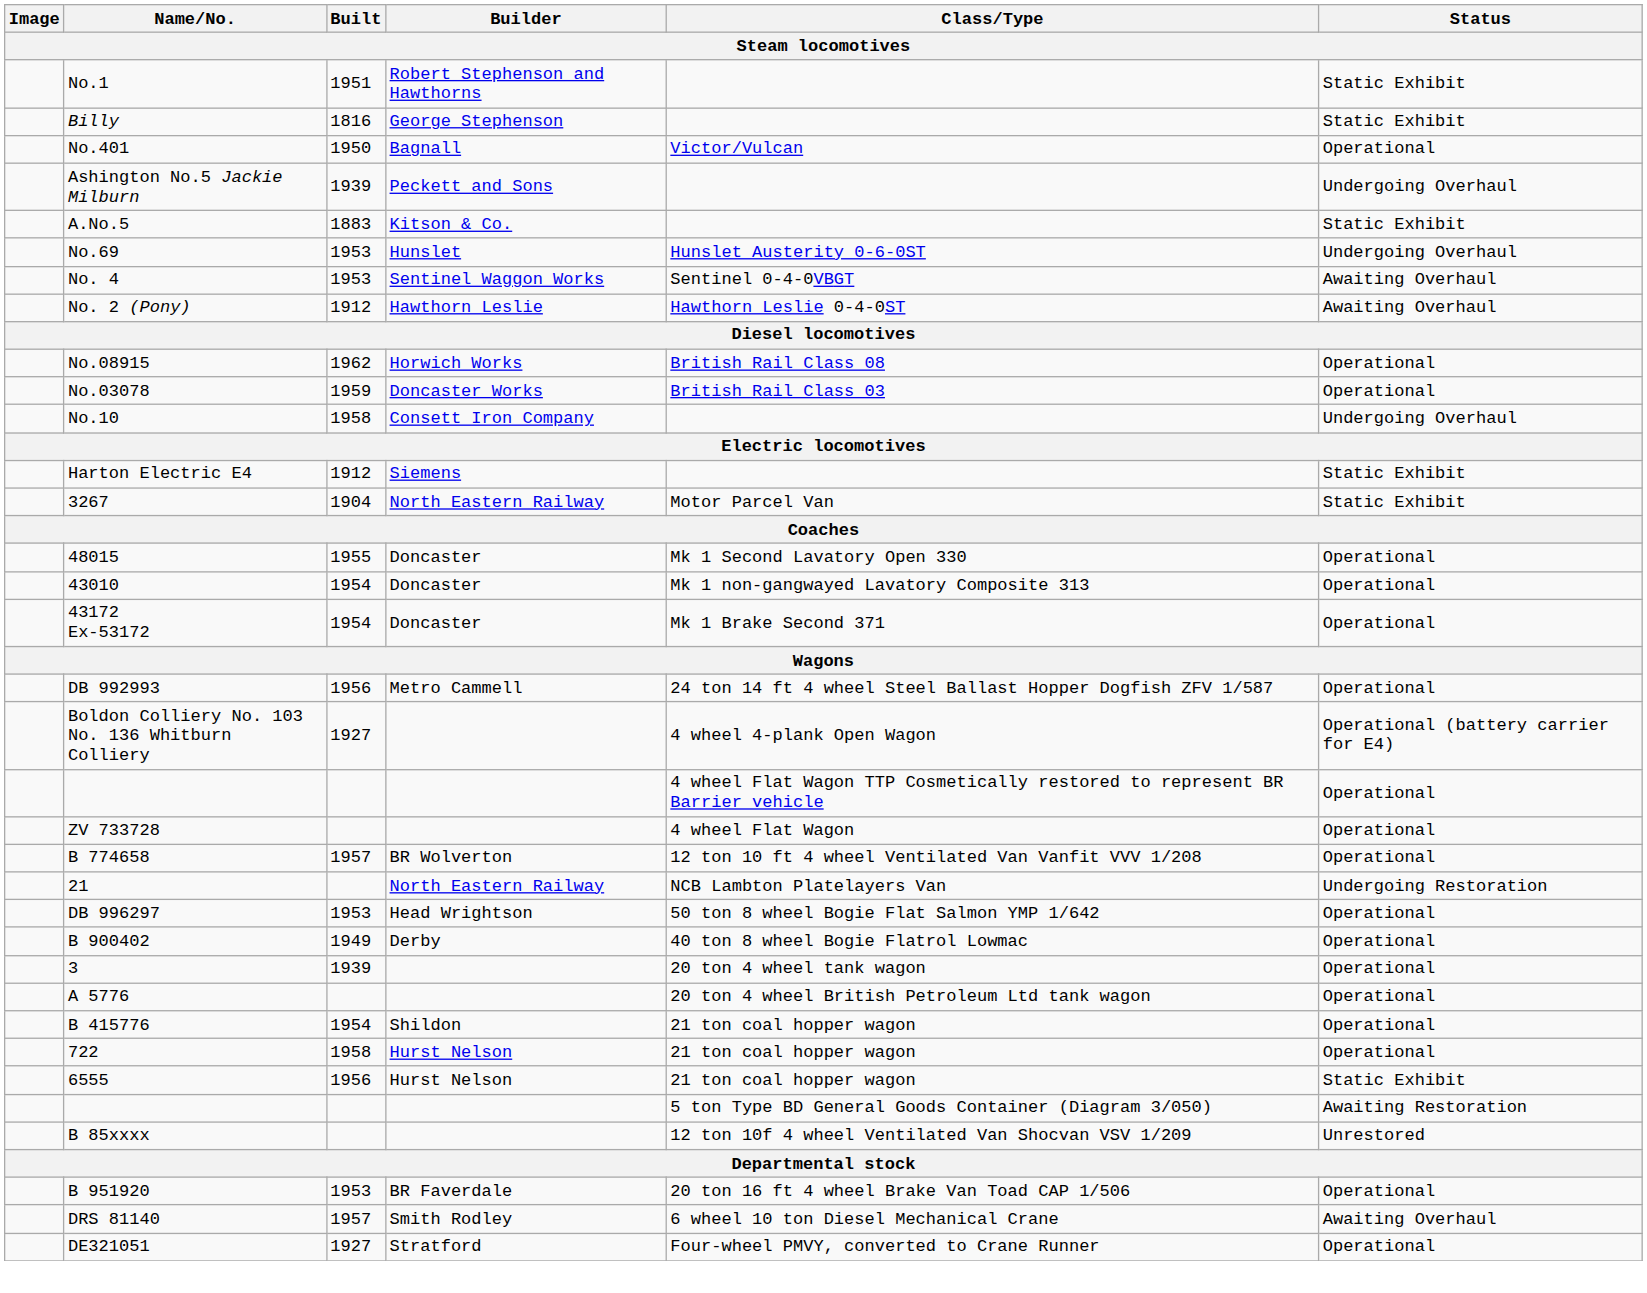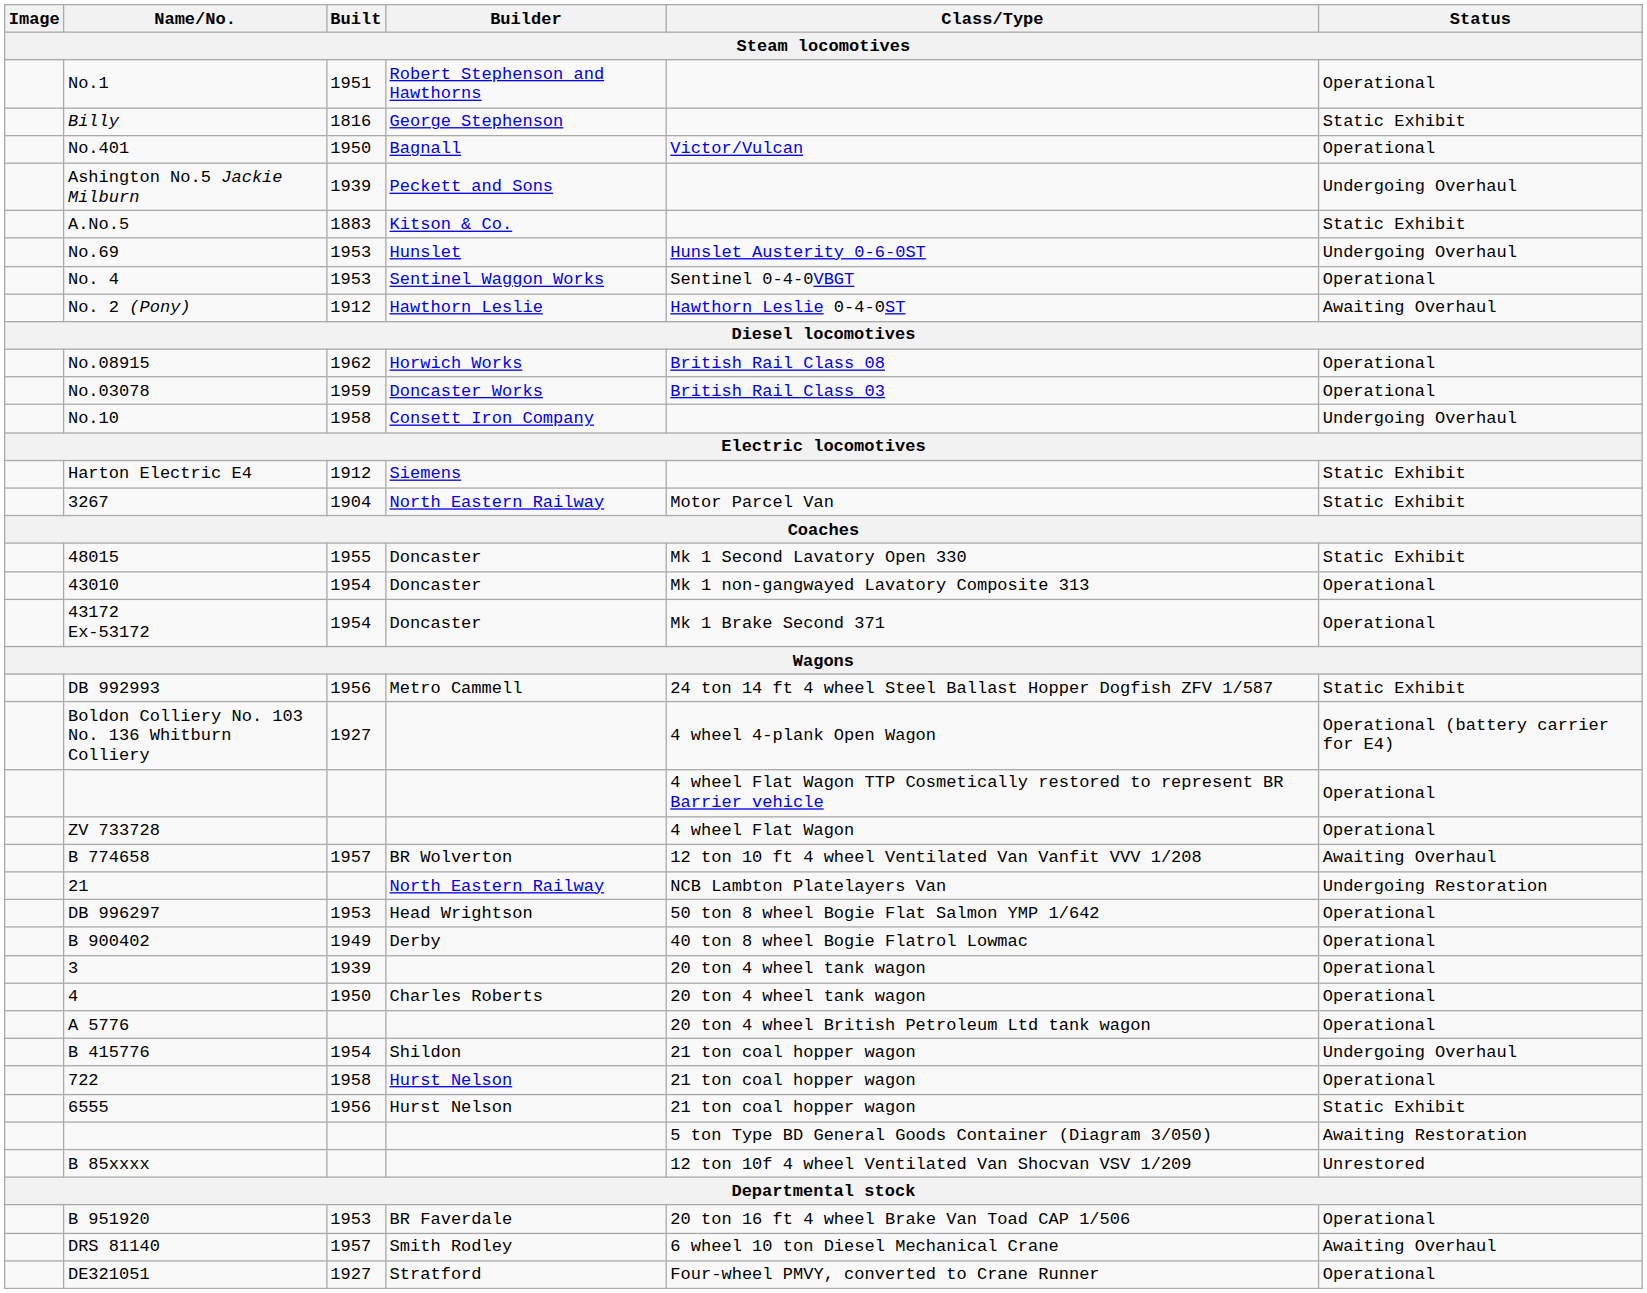(1394, 84) Static Exhibit -> (1379, 84) Operational
(1410, 280) Awaiting Overhaul -> (1379, 280) Operational
(1379, 557) Operational -> (1394, 557) Static Exhibit
(1379, 688) Operational -> (1394, 688) Static Exhibit
(1379, 858) Operational -> (1410, 858) Awaiting Overhaul
+ row: (73, 997)
(1379, 1025) Operational -> (1420, 1052) Undergoing Overhaul
